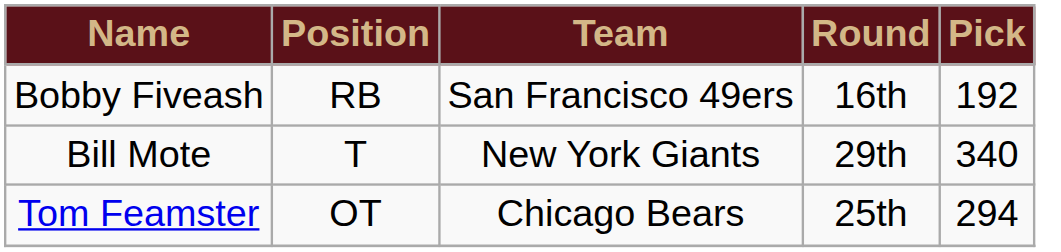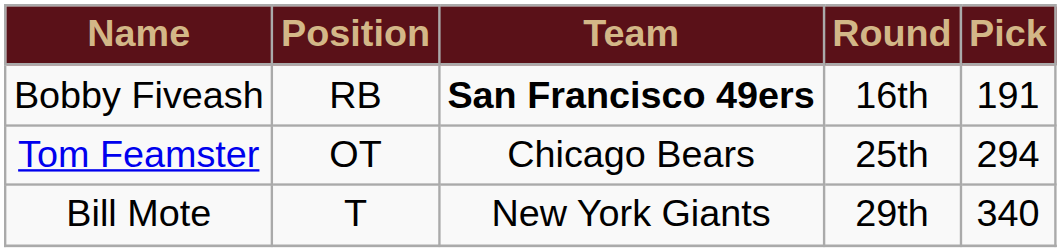(621, 94) normal -> (631, 94) bold
(987, 94) 192 -> (1008, 94) 191
rows swapped: (139, 214) <-> (139, 154)
